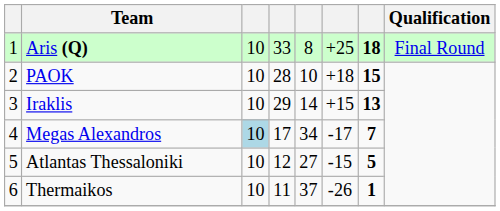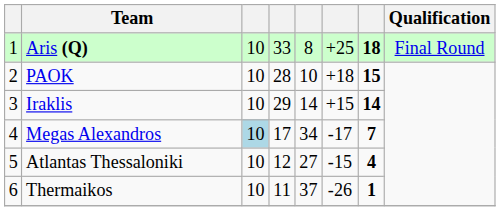(371, 104) 13 -> (371, 104) 14
(371, 162) 5 -> (371, 162) 4
